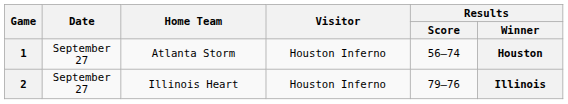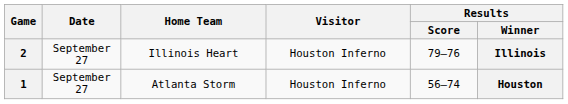rows swapped: (23, 54) <-> (23, 84)
